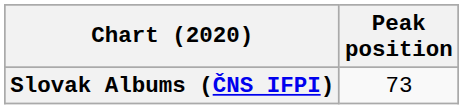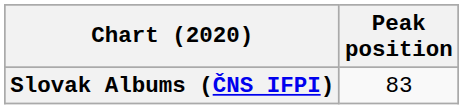(399, 86) 73 -> (399, 86) 83
